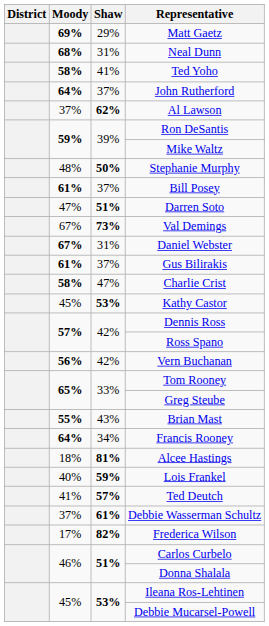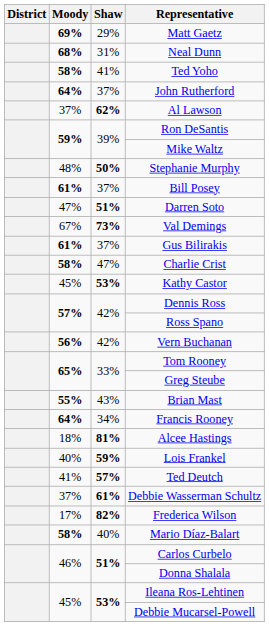- row: (195, 245)
+ row: (195, 534)
